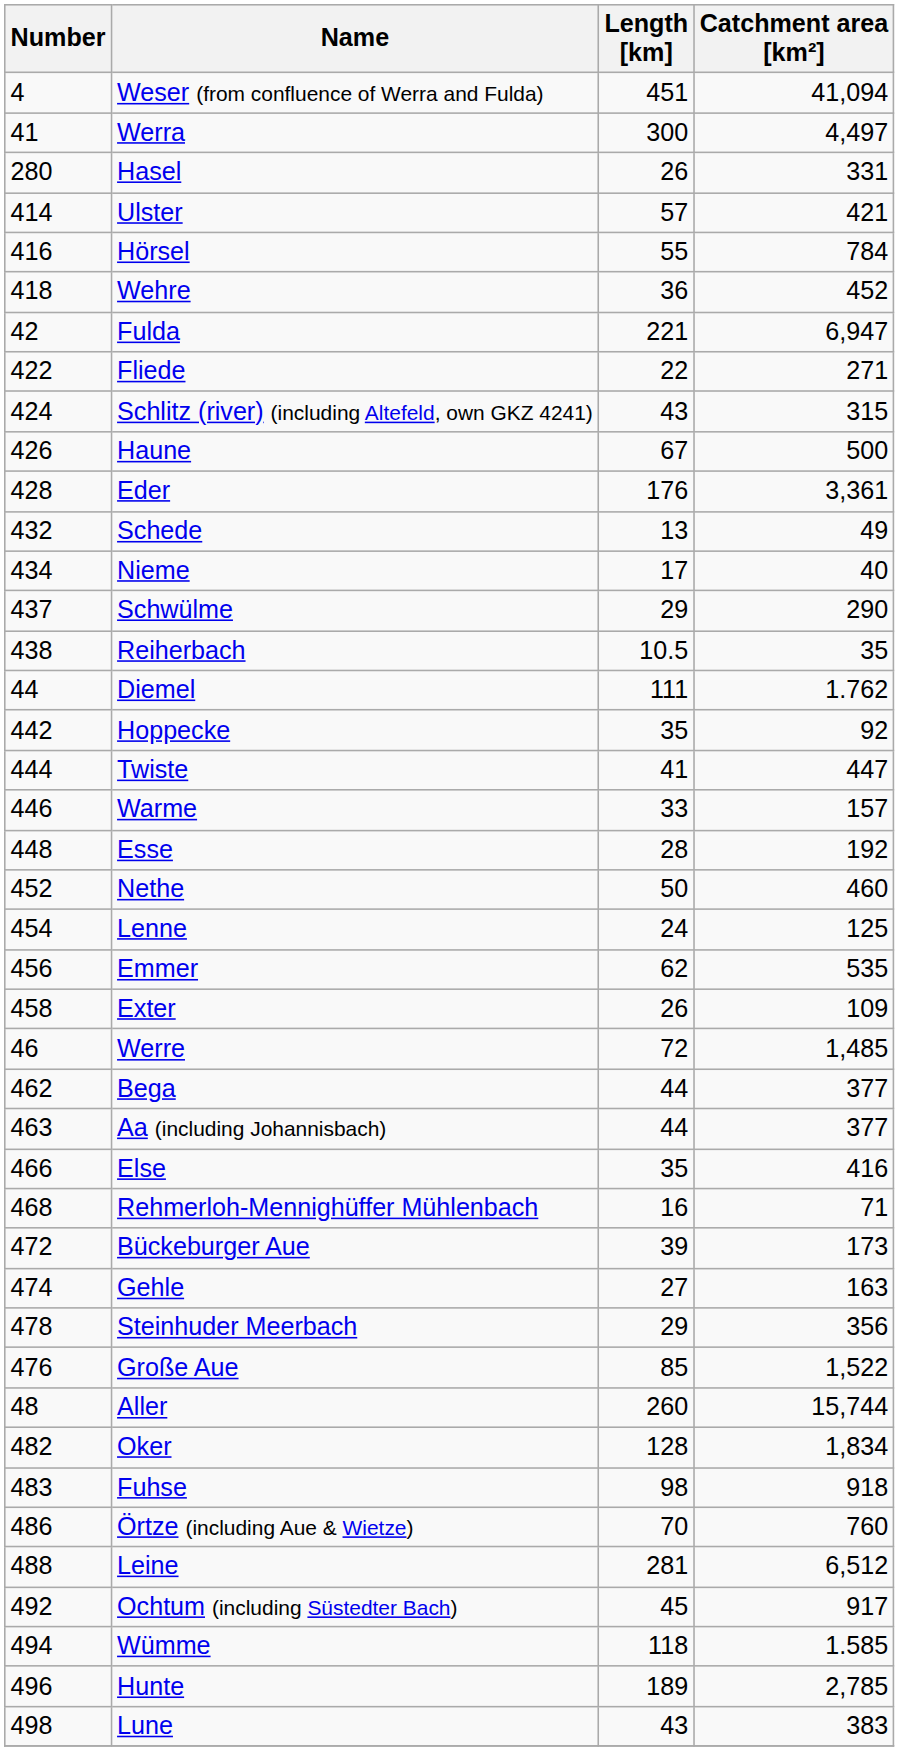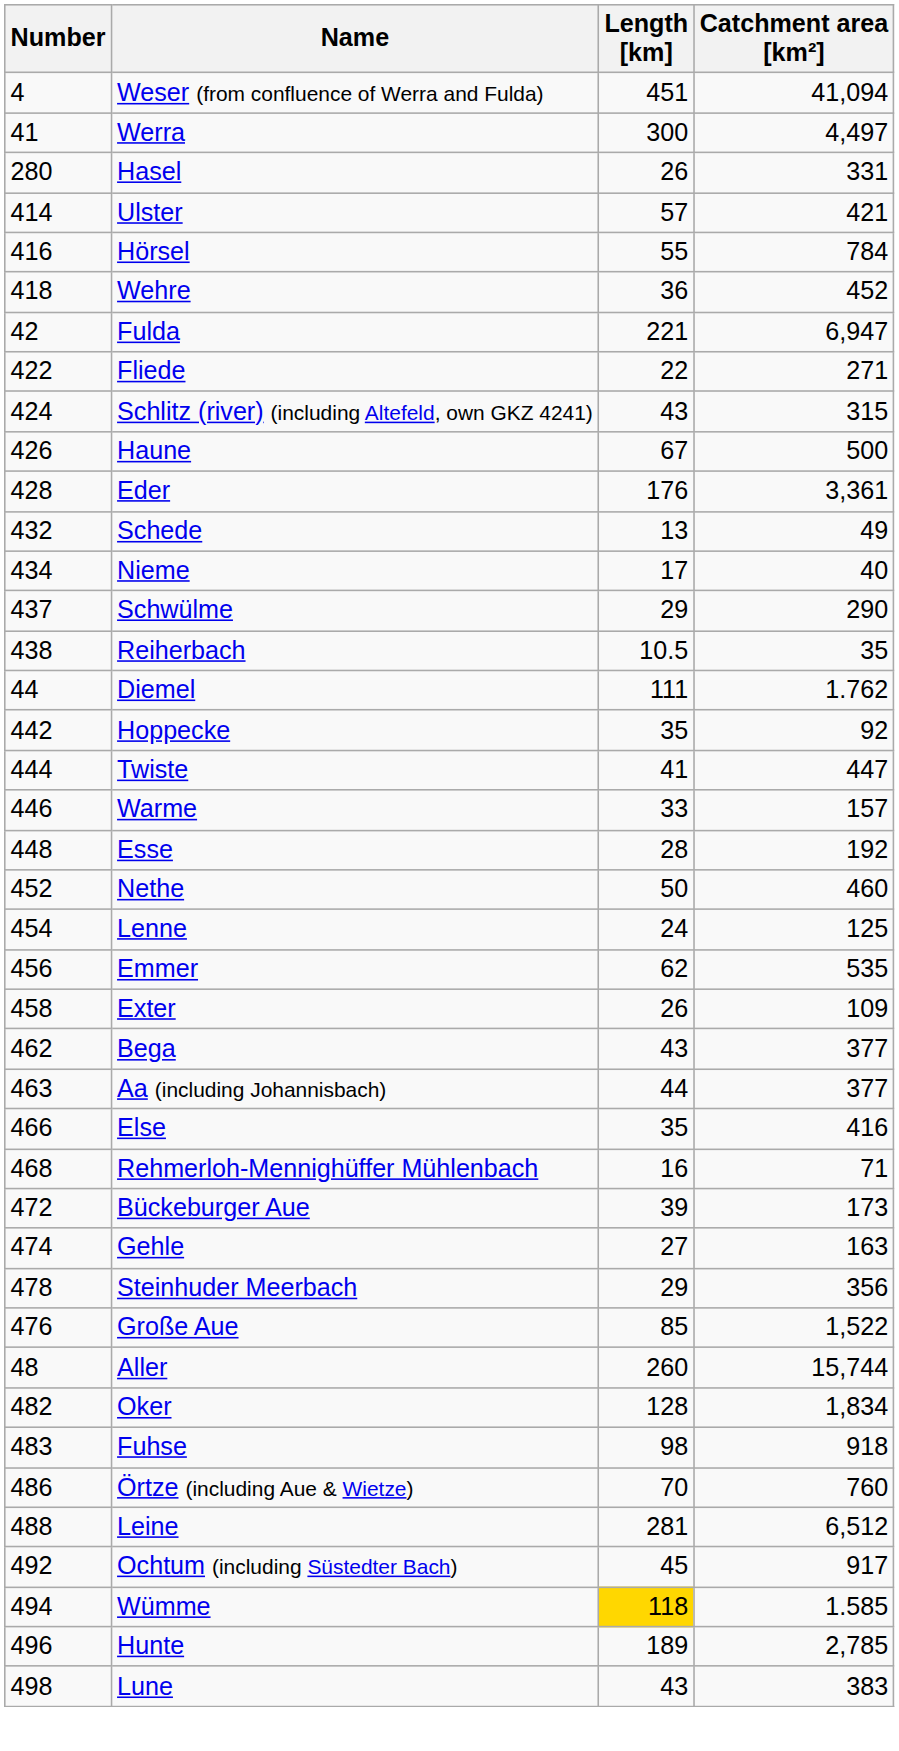- row: (151, 1048)
(674, 1088) 44 -> (674, 1048) 43
(668, 1646) no background -> (668, 1606) gold background
